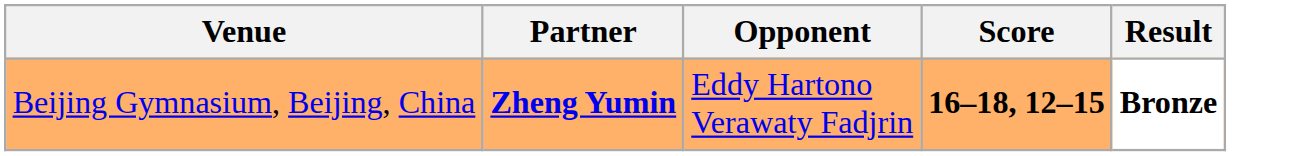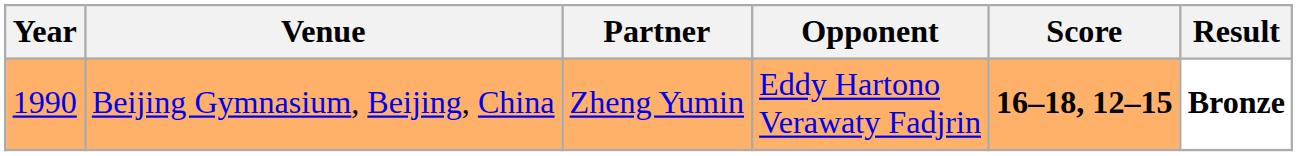+ column: (45, 31)
(583, 103) bold -> (657, 103) normal
